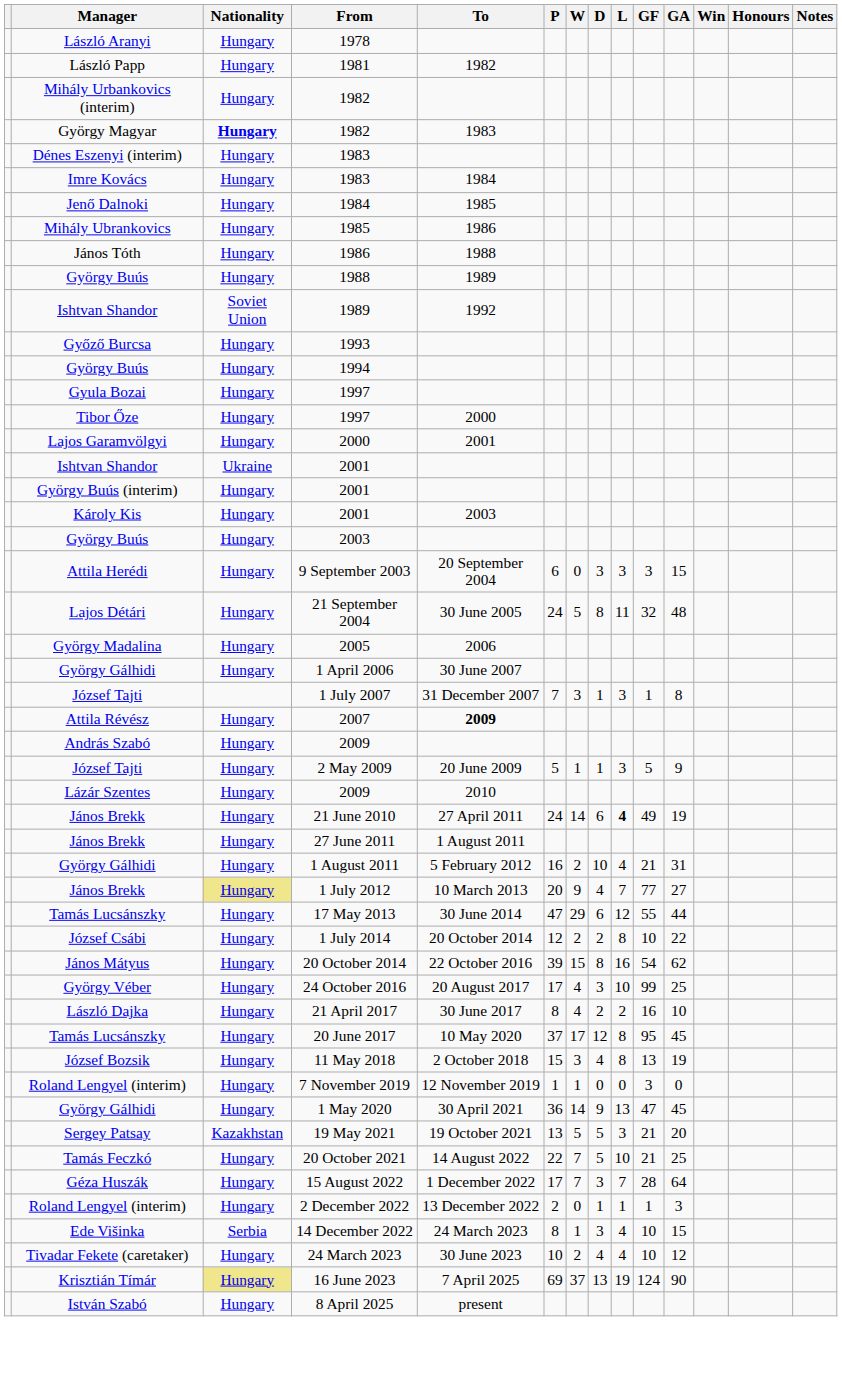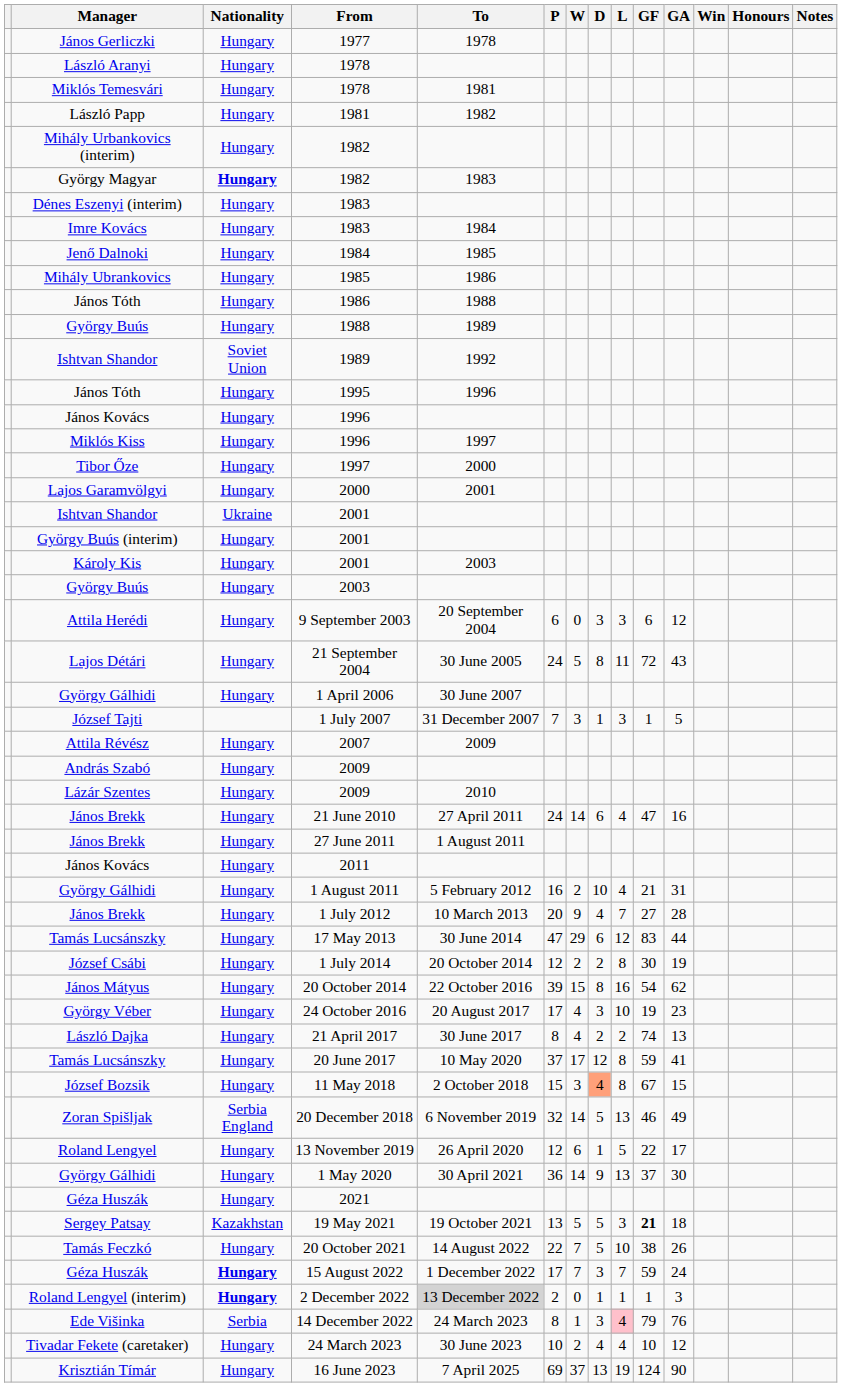+ row: (107, 41)
+ row: (107, 89)
- row: (107, 343)
- row: (107, 367)
+ row: (107, 392)
+ row: (107, 416)
+ row: (107, 440)
- row: (107, 392)
(649, 571) 3 -> (649, 620) 6
(679, 571) 15 -> (679, 620) 12
(649, 613) 32 -> (649, 661) 72
(679, 613) 48 -> (679, 661) 43
- row: (107, 646)
(679, 694) 8 -> (679, 719) 5
(481, 719) bold -> (481, 743) normal
- row: (107, 767)
(622, 816) bold -> (622, 816) normal
(649, 816) 49 -> (649, 816) 47
(679, 816) 19 -> (679, 816) 16
+ row: (107, 865)
(247, 889) khaki background -> (247, 914) no background
(649, 889) 77 -> (649, 914) 27
(679, 889) 27 -> (679, 914) 28
(649, 914) 55 -> (649, 938) 83
(649, 938) 10 -> (649, 962) 30
(679, 938) 22 -> (679, 962) 19
(649, 987) 99 -> (649, 1011) 19
(679, 987) 25 -> (679, 1011) 23
(649, 1011) 16 -> (649, 1035) 74
(679, 1011) 10 -> (679, 1035) 13
(649, 1035) 95 -> (649, 1060) 59
(679, 1035) 45 -> (679, 1060) 41
(600, 1060) no background -> (600, 1084) lightsalmon background
(649, 1060) 13 -> (649, 1084) 67
(679, 1060) 19 -> (679, 1084) 15
+ row: (107, 1117)
- row: (107, 1084)
+ row: (107, 1150)
(649, 1108) 47 -> (649, 1174) 37
(679, 1108) 45 -> (679, 1174) 30
+ row: (107, 1199)
(649, 1133) normal -> (649, 1223) bold
(679, 1133) 20 -> (679, 1223) 18
(649, 1157) 21 -> (649, 1247) 38
(679, 1157) 25 -> (679, 1247) 26
(247, 1182) normal -> (247, 1272) bold
(649, 1182) 28 -> (649, 1272) 59
(679, 1182) 64 -> (679, 1272) 24
(247, 1206) normal -> (247, 1296) bold
(481, 1206) no background -> (481, 1296) lightgrey background
(622, 1230) no background -> (622, 1321) pink background
(649, 1230) 10 -> (649, 1321) 79
(679, 1230) 15 -> (679, 1321) 76
(247, 1279) khaki background -> (247, 1369) no background
- row: (107, 1303)
